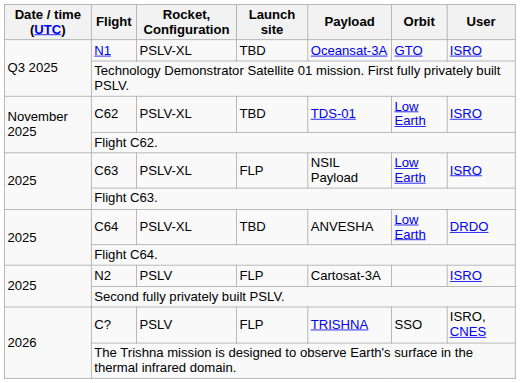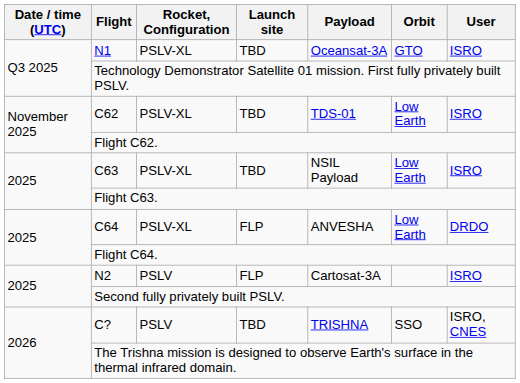(252, 170) FLP -> (253, 170) TBD
(253, 226) TBD -> (252, 226) FLP
(252, 324) FLP -> (253, 324) TBD
